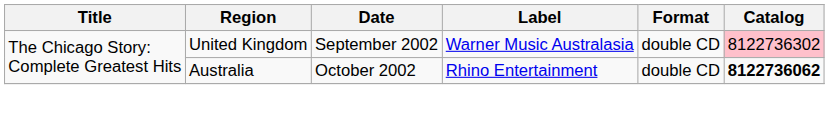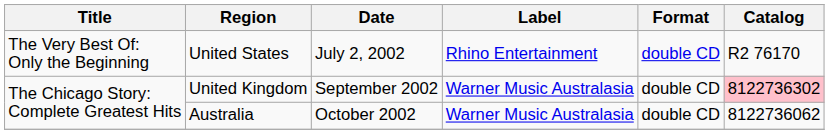+ row: (239, 53)
(522, 70) Rhino Entertainment -> (540, 115) Warner Music Australasia
(774, 70) bold -> (774, 115) normal
